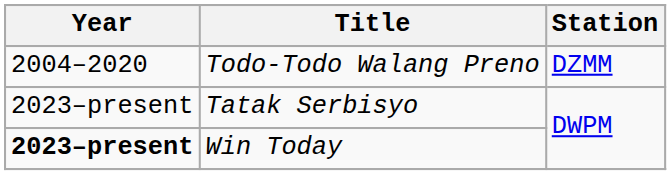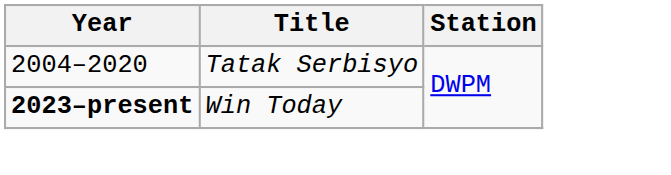- row: (373, 67)
(102, 108) 2023–present -> (79, 67) 2004–2020
